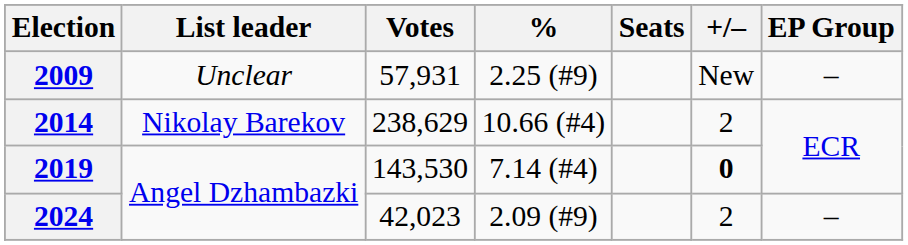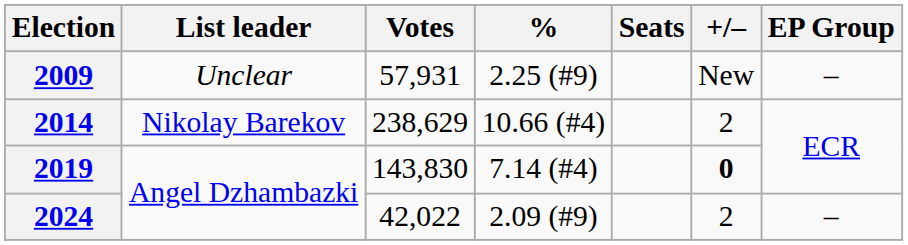(420, 168) 143,530 -> (420, 168) 143,830
(420, 215) 42,023 -> (420, 215) 42,022
